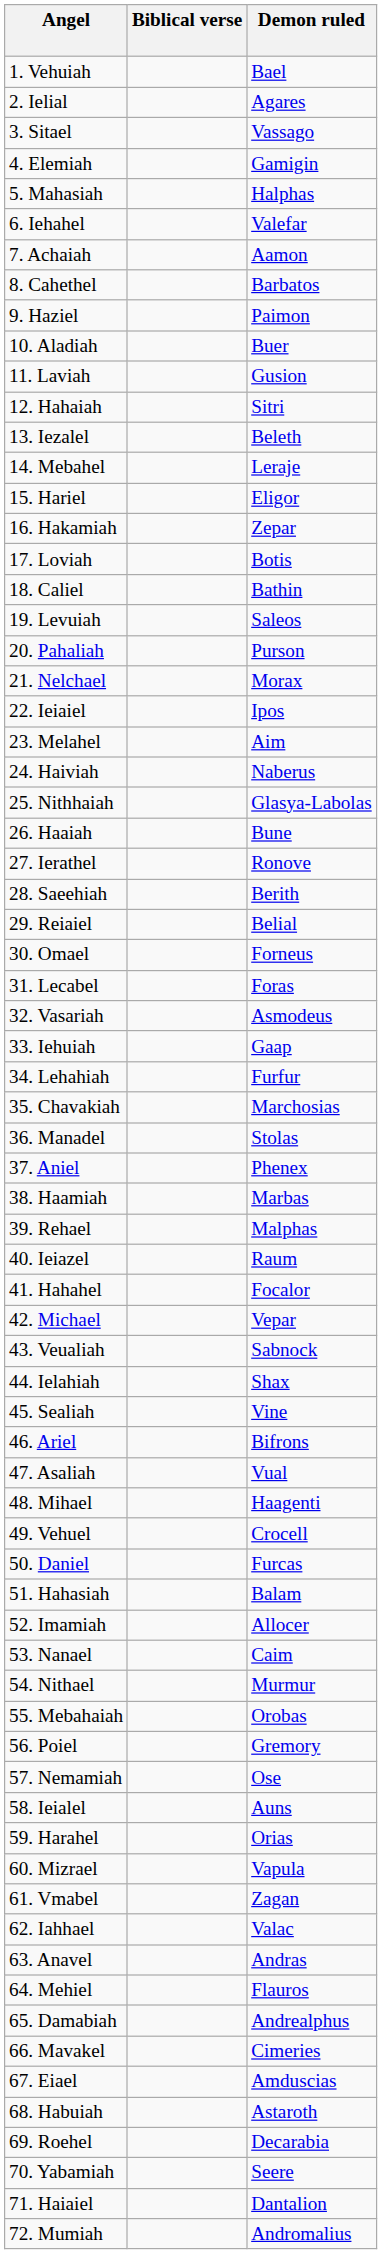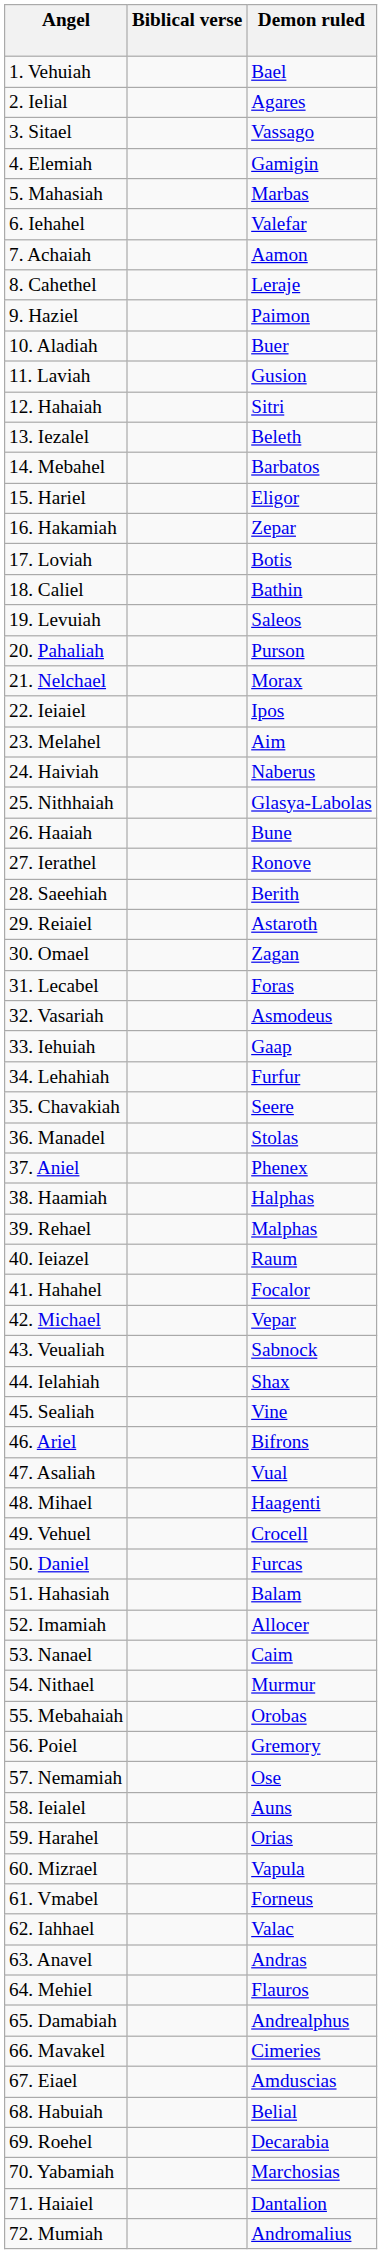(283, 193) Halphas -> (280, 193) Marbas
(285, 284) Barbatos -> (276, 284) Leraje
(276, 467) Leraje -> (285, 467) Barbatos
(274, 924) Belial -> (284, 924) Astaroth
(282, 954) Forneus -> (275, 954) Zagan
(295, 1107) Marchosias -> (273, 1107) Seere
(280, 1198) Marbas -> (283, 1198) Halphas
(275, 1898) Zagan -> (282, 1898) Forneus
(284, 2111) Astaroth -> (274, 2111) Belial
(273, 2172) Seere -> (295, 2172) Marchosias
